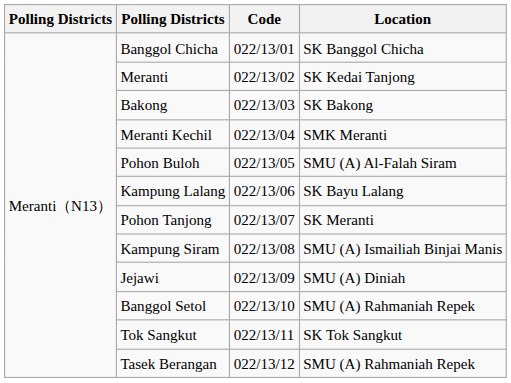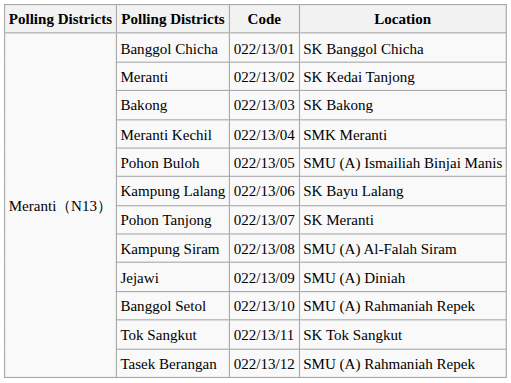(380, 163) SMU (A) Al-Falah Siram -> (403, 163) SMU (A) Ismailiah Binjai Manis
(403, 249) SMU (A) Ismailiah Binjai Manis -> (380, 249) SMU (A) Al-Falah Siram
